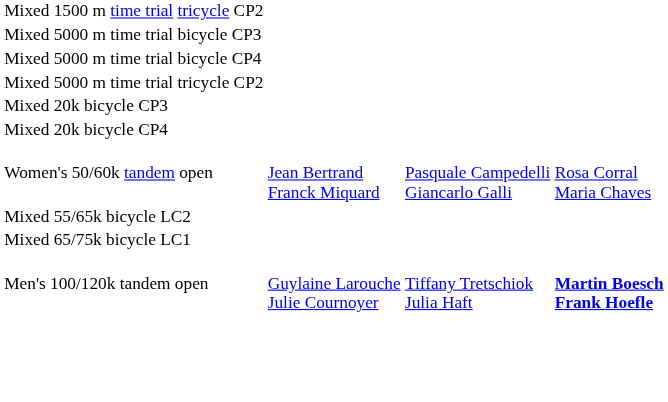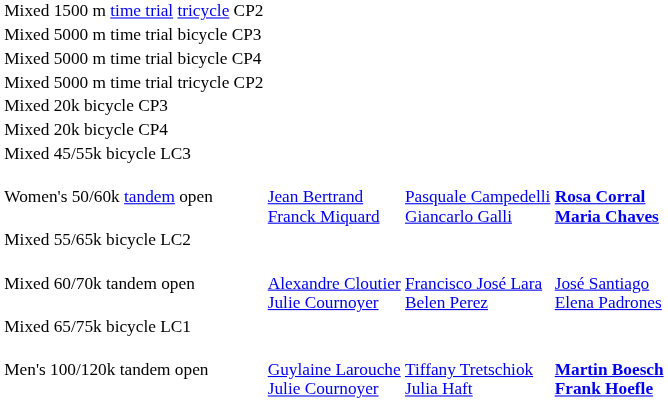+ row: (98, 153)
(603, 182) normal -> (607, 206) bold
+ row: (100, 283)
